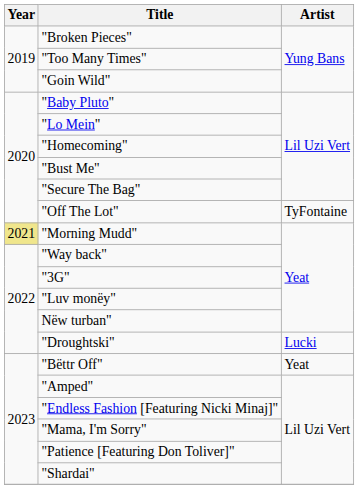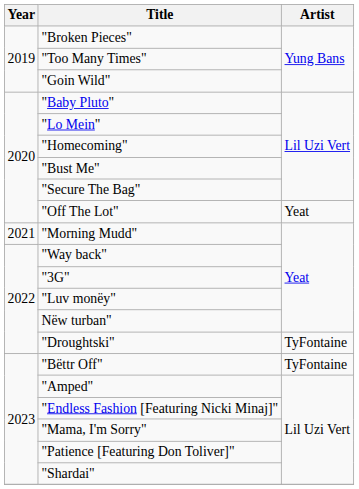(316, 211) TyFontaine -> (297, 211) Yeat
(21, 233) khaki background -> (21, 233) no background
(301, 342) Lucki -> (316, 342) TyFontaine
(297, 364) Yeat -> (316, 364) TyFontaine
